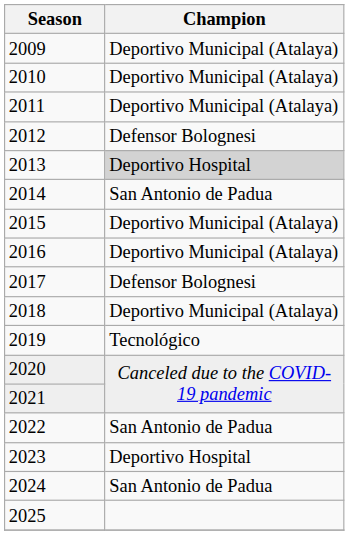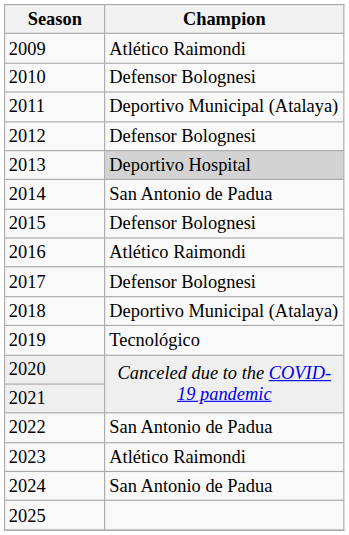(224, 48) Deportivo Municipal (Atalaya) -> (178, 48) Atlético Raimondi
(224, 77) Deportivo Municipal (Atalaya) -> (183, 77) Defensor Bolognesi
(224, 223) Deportivo Municipal (Atalaya) -> (183, 223) Defensor Bolognesi
(224, 252) Deportivo Municipal (Atalaya) -> (178, 252) Atlético Raimondi
(180, 456) Deportivo Hospital -> (178, 456) Atlético Raimondi
